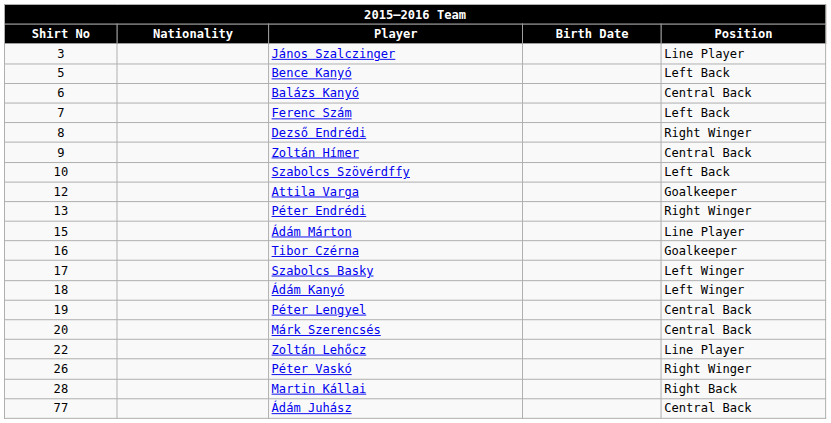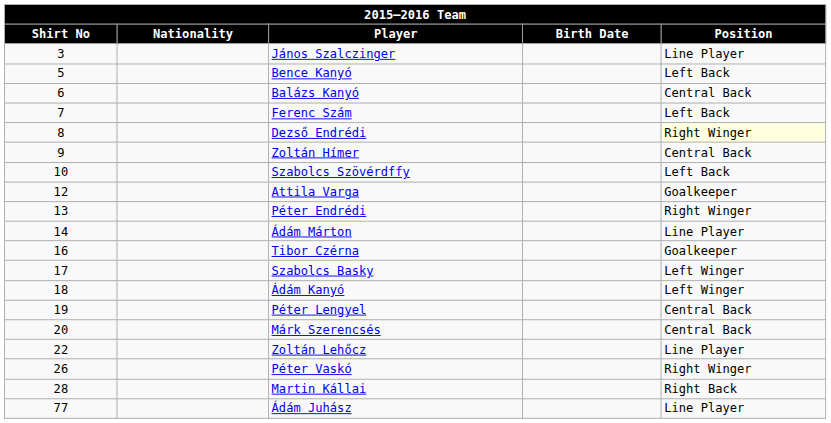(708, 133) no background -> (708, 133) lightyellow background
(61, 231) 15 -> (61, 231) 14
(708, 408) Central Back -> (704, 408) Line Player
